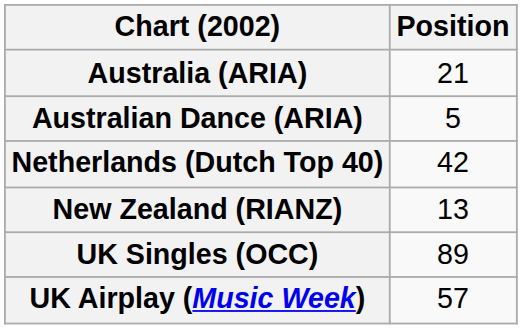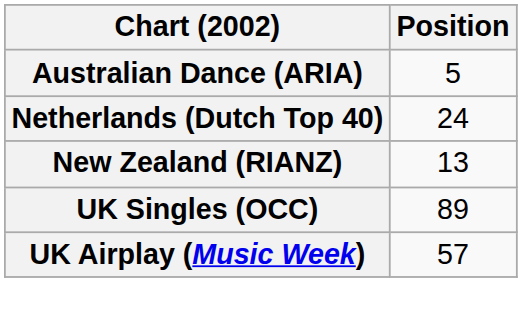- row: (197, 72)
(453, 163) 42 -> (453, 118) 24
